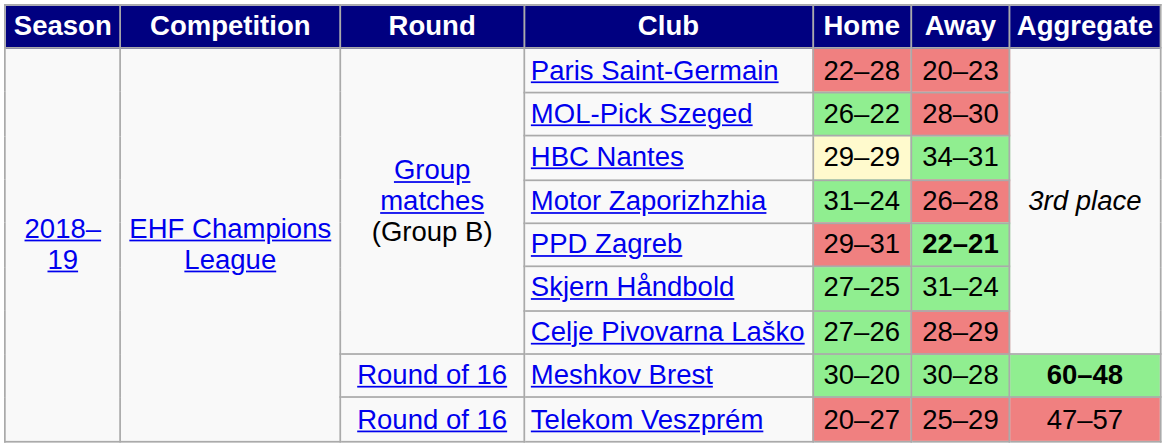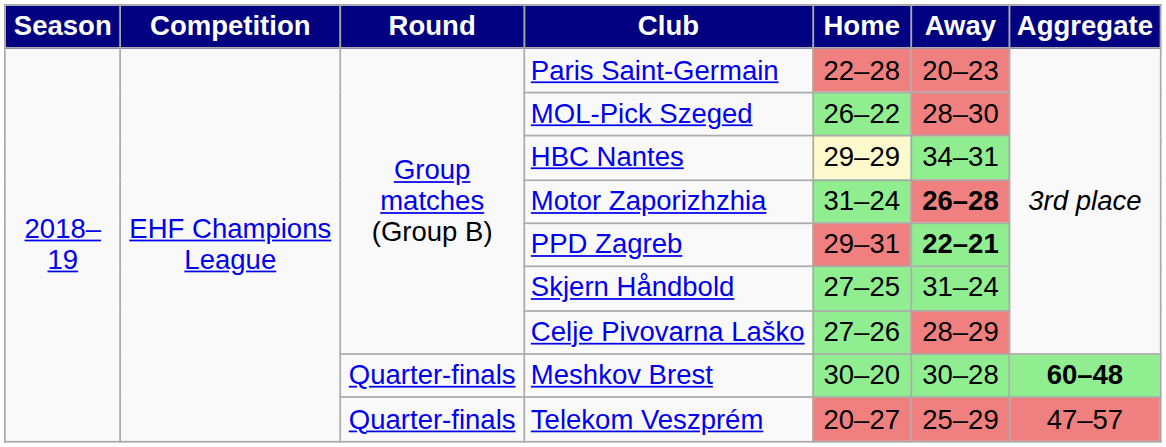(960, 200) normal -> (960, 200) bold
(432, 375) Round of 16 -> (432, 375) Quarter-finals
(432, 419) Round of 16 -> (432, 419) Quarter-finals
